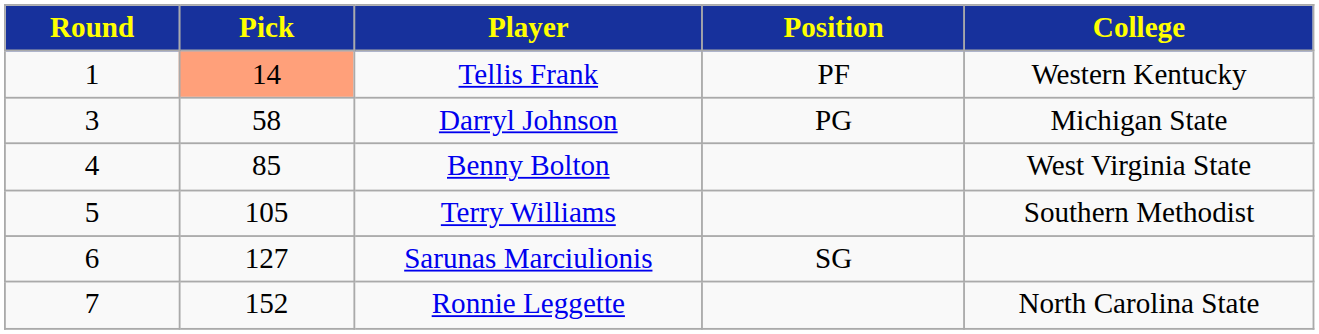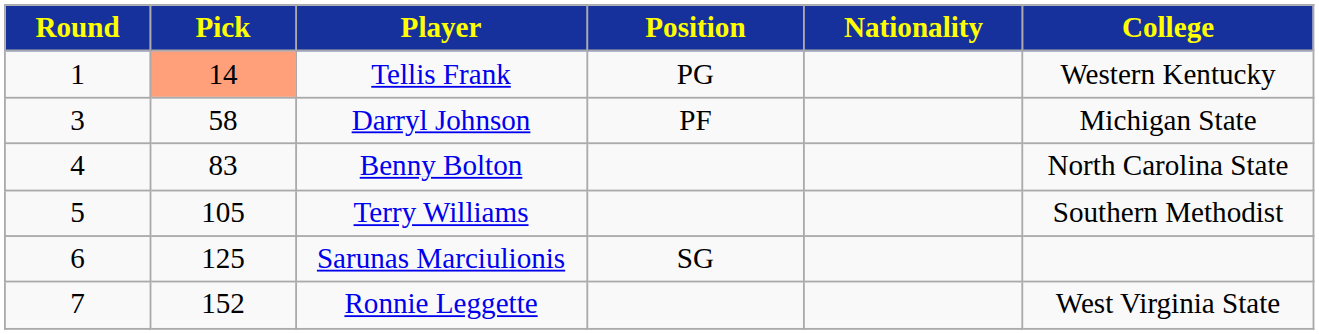+ column: (914, 27)
(834, 73) PF -> (695, 73) PG
(834, 119) PG -> (695, 119) PF
(267, 166) 85 -> (223, 166) 83
(1139, 166) West Virginia State -> (1168, 166) North Carolina State
(267, 258) 127 -> (223, 258) 125
(1139, 304) North Carolina State -> (1168, 304) West Virginia State
